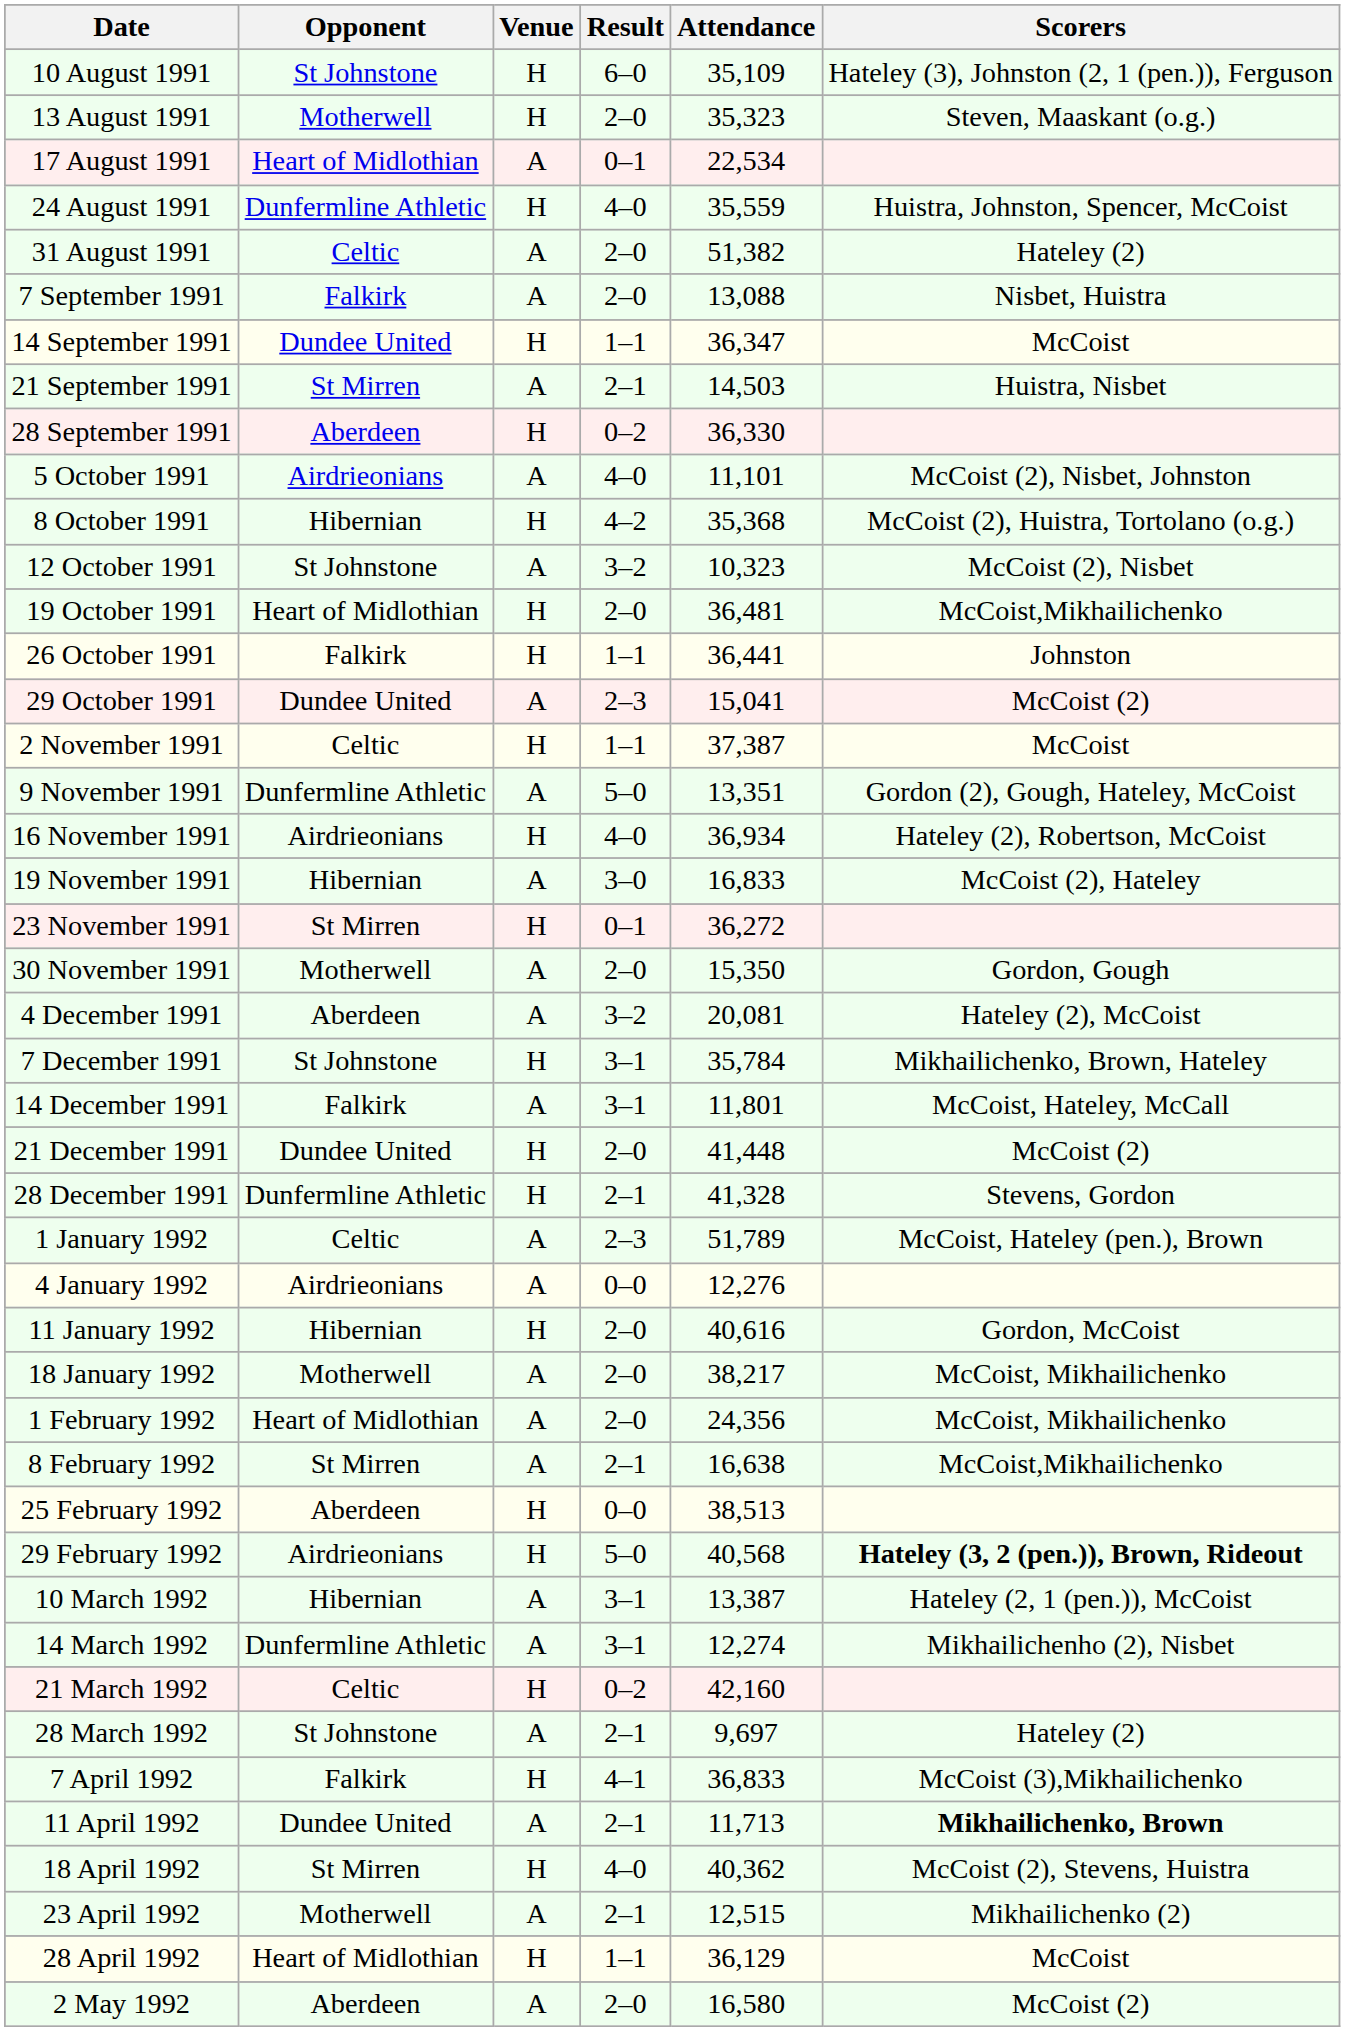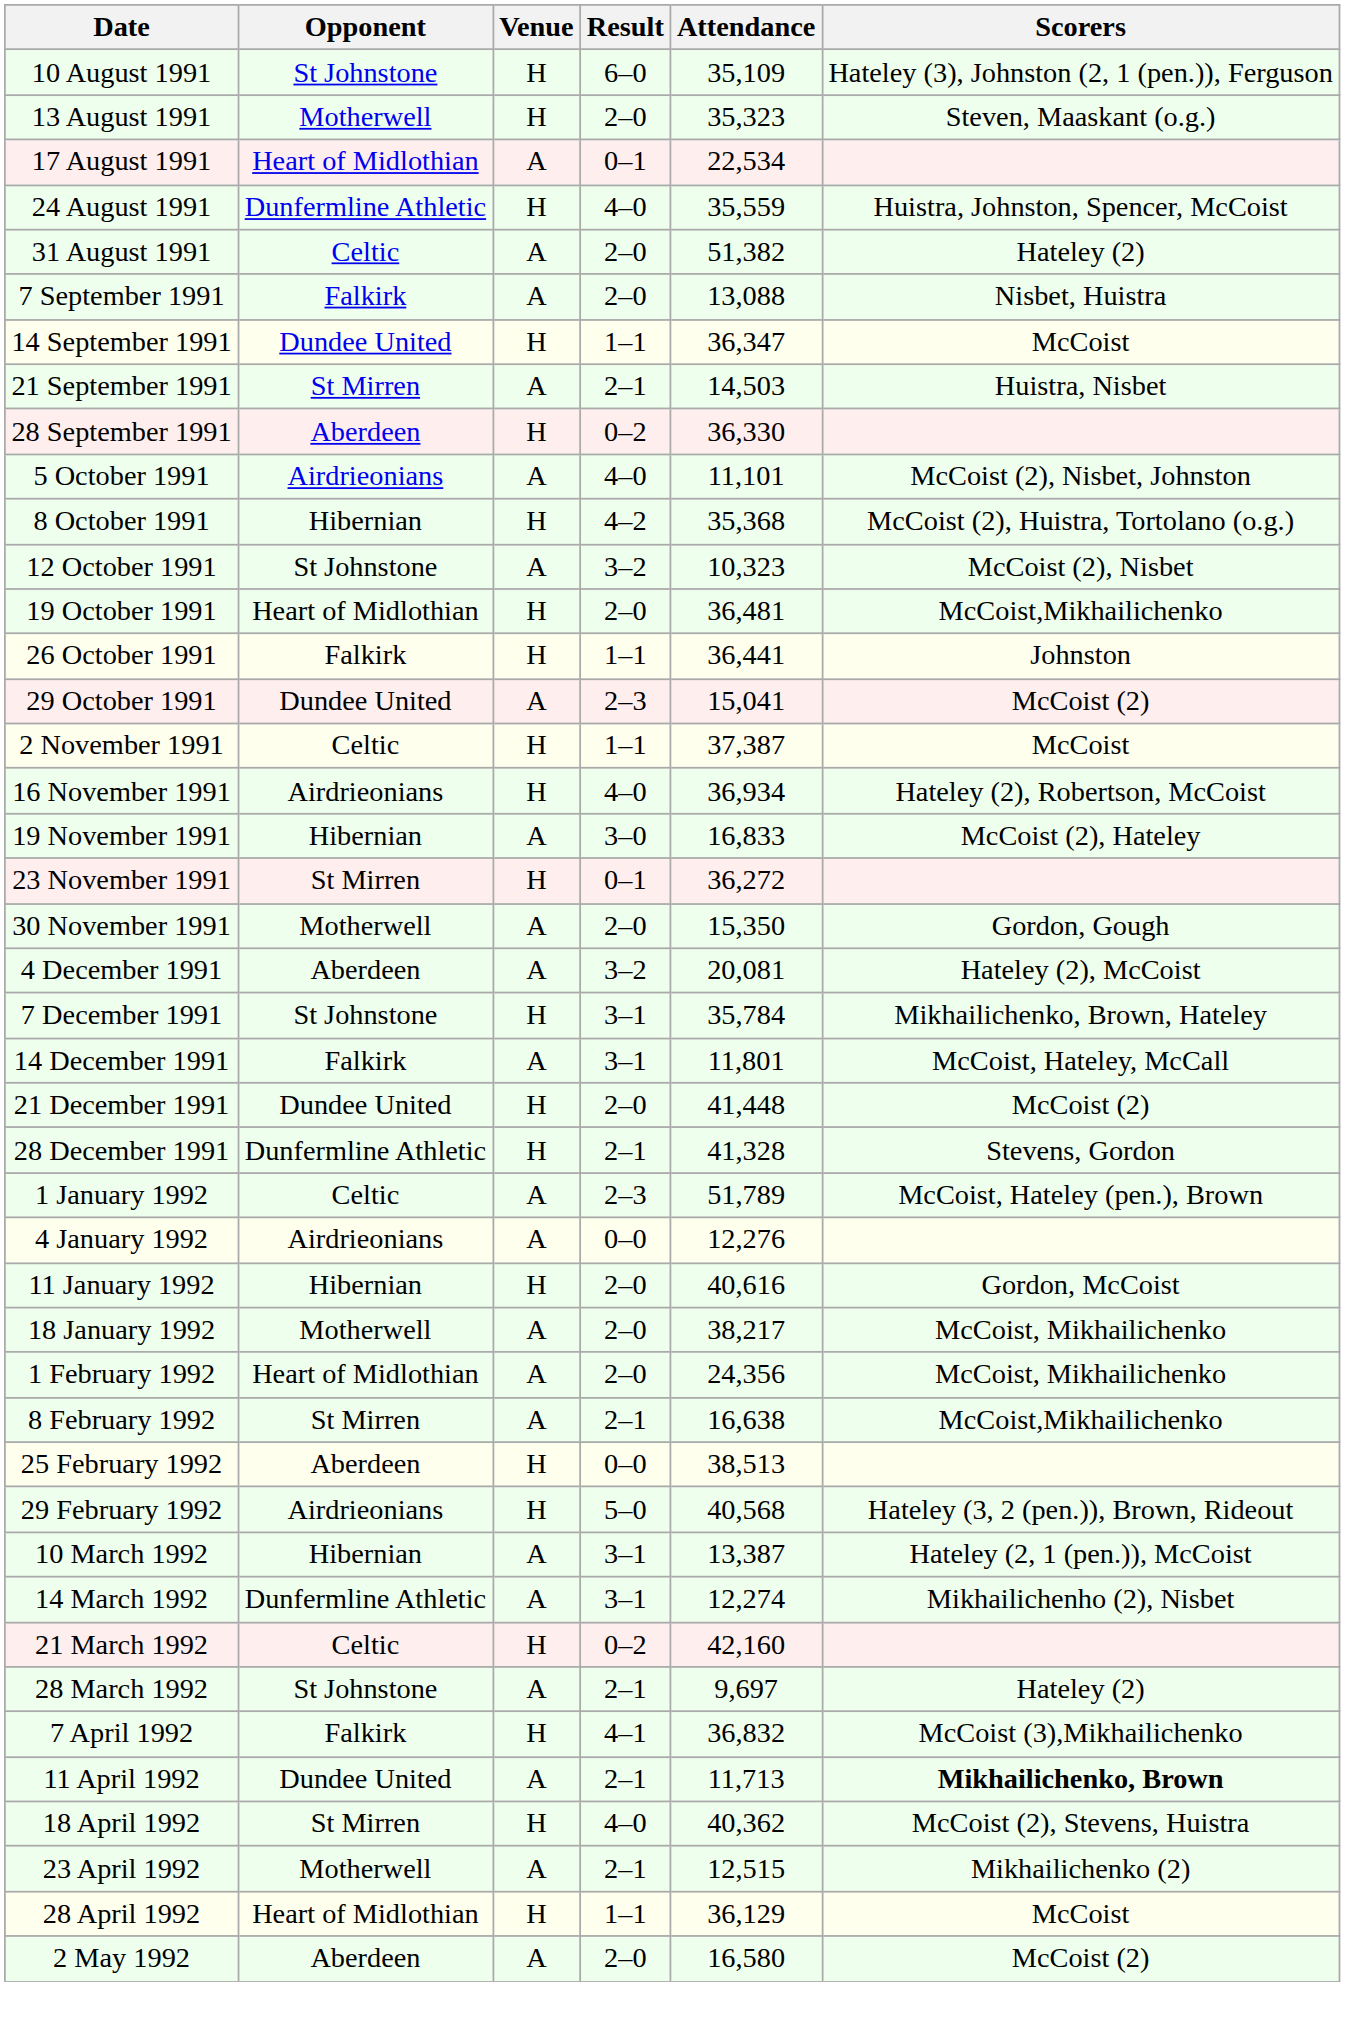- row: (122, 790)
(1081, 1554) bold -> (1081, 1509) normal
(746, 1778) 36,833 -> (746, 1733) 36,832
